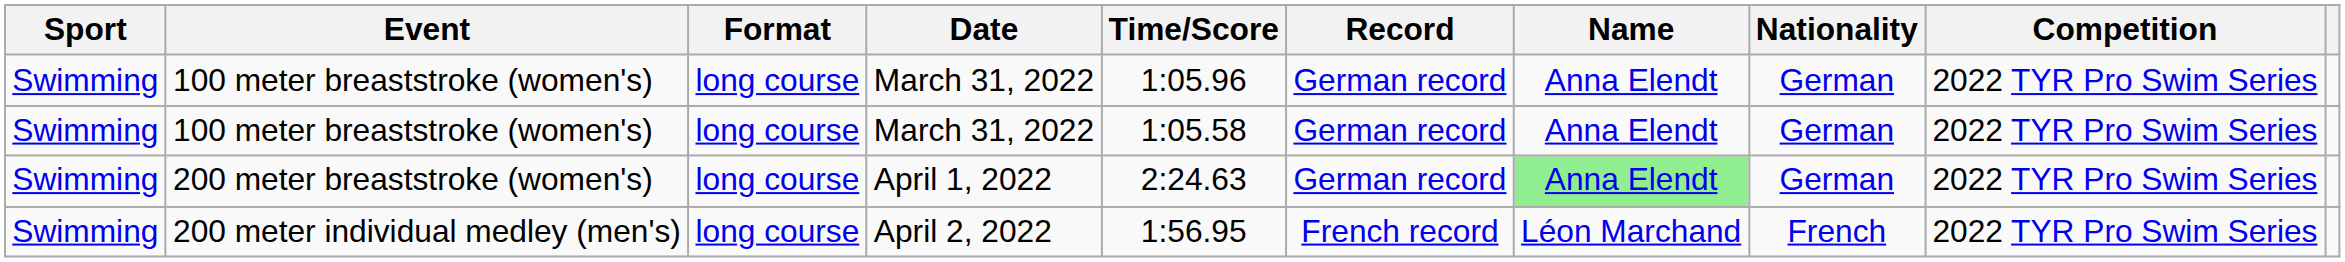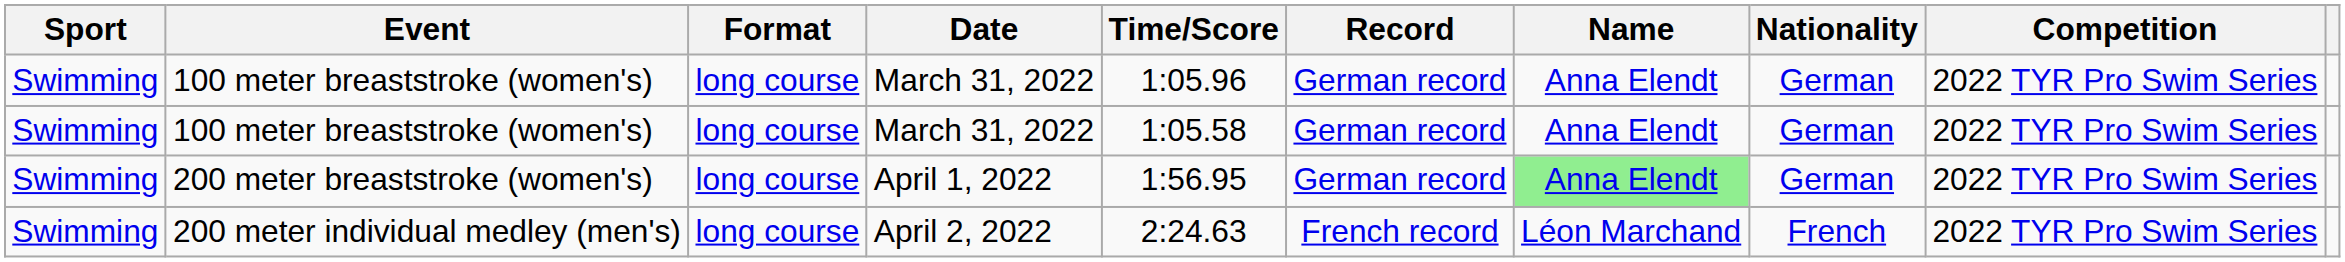(1194, 180) 2:24.63 -> (1194, 180) 1:56.95
(1194, 230) 1:56.95 -> (1194, 230) 2:24.63
